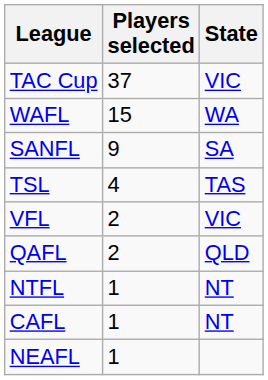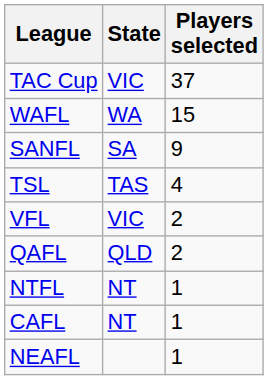columns swapped: (151, 33) <-> (231, 33)
